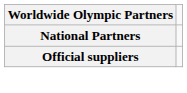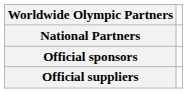+ row: (90, 56)
